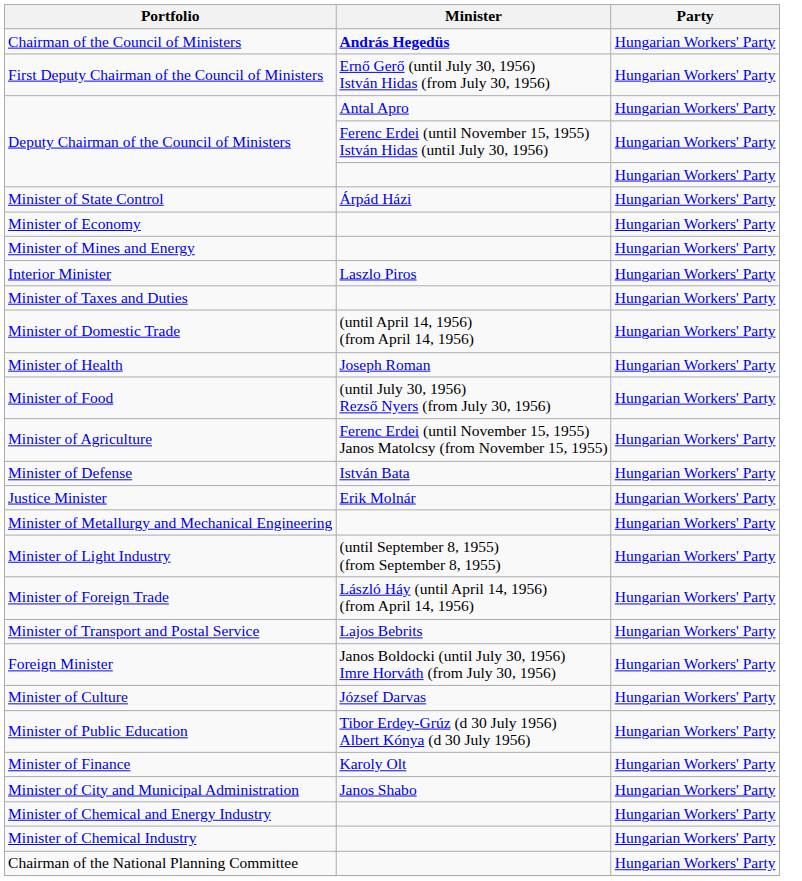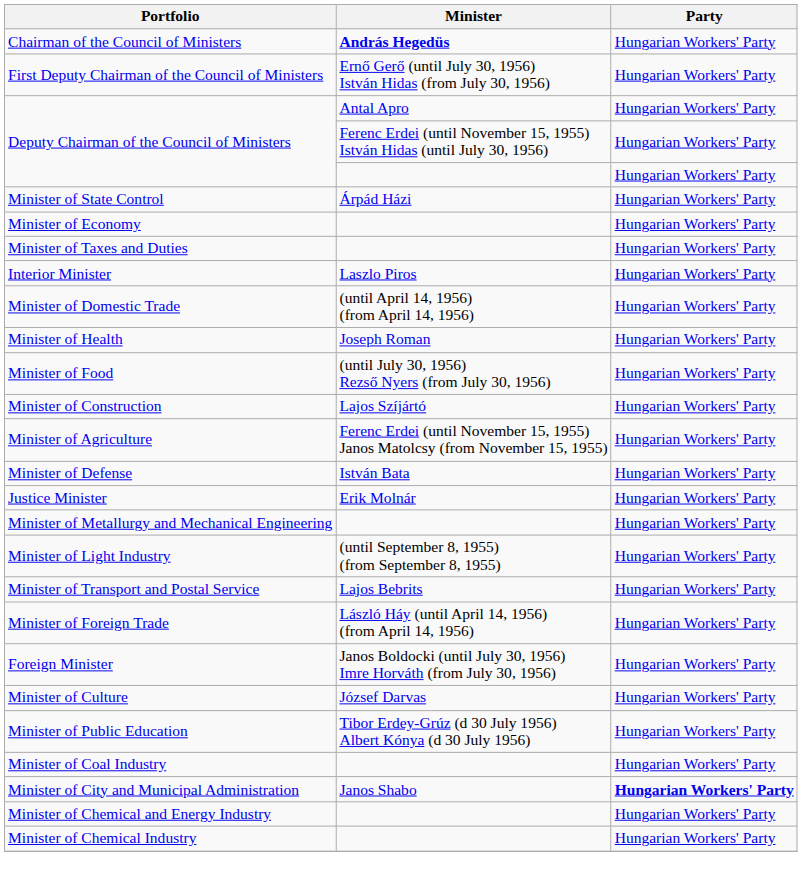- row: (101, 248)
rows swapped: (98, 297) <-> (60, 273)
+ row: (85, 406)
rows swapped: (134, 631) <-> (88, 597)
- row: (69, 764)
+ row: (87, 764)
(695, 789) normal -> (704, 789) bold
- row: (153, 863)
